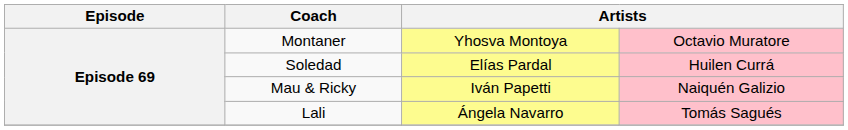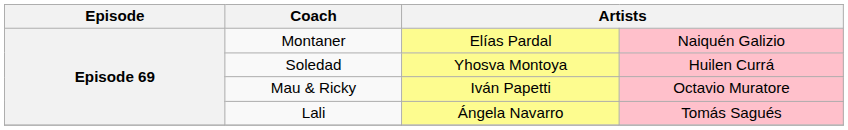(511, 40) Yhosva Montoya -> (511, 40) Elías Pardal
(731, 40) Octavio Muratore -> (731, 40) Naiquén Galizio
(511, 64) Elías Pardal -> (511, 64) Yhosva Montoya
(731, 88) Naiquén Galizio -> (731, 88) Octavio Muratore
